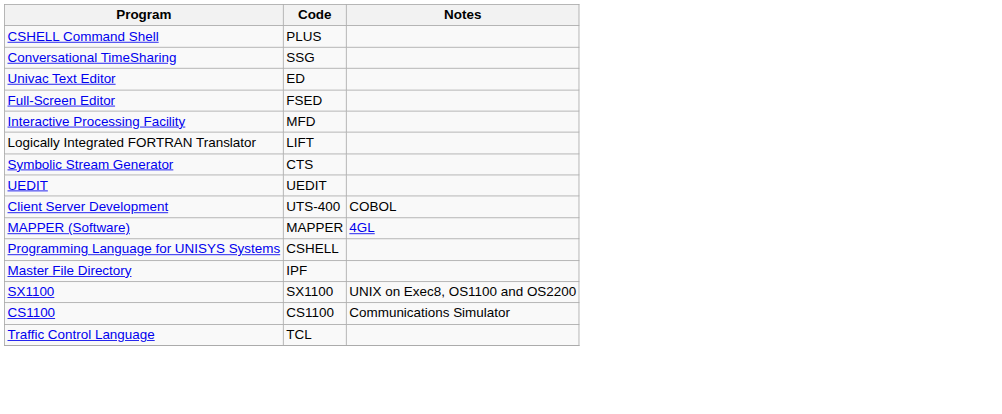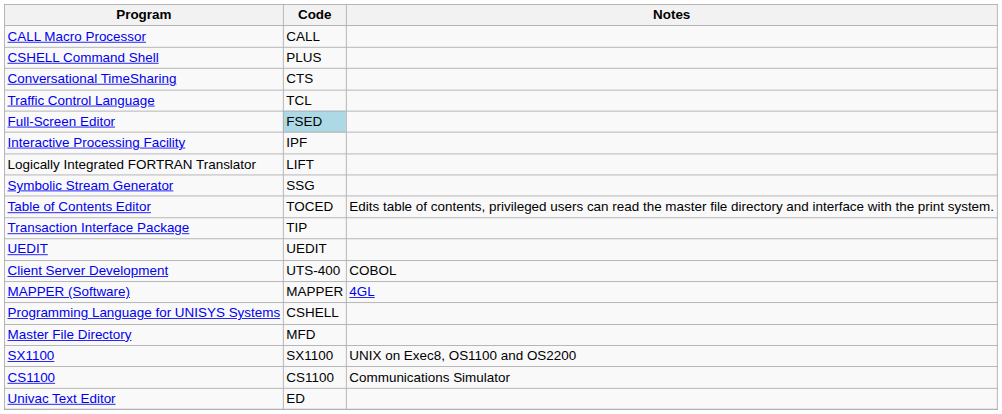+ row: (77, 36)
(301, 57) SSG -> (300, 79) CTS
rows swapped: (62, 79) <-> (81, 334)
(304, 100) no background -> (304, 121) lightblue background
(301, 121) MFD -> (297, 143) IPF
(300, 164) CTS -> (301, 185) SSG
+ row: (79, 206)
+ row: (98, 228)
(297, 270) IPF -> (301, 334) MFD
